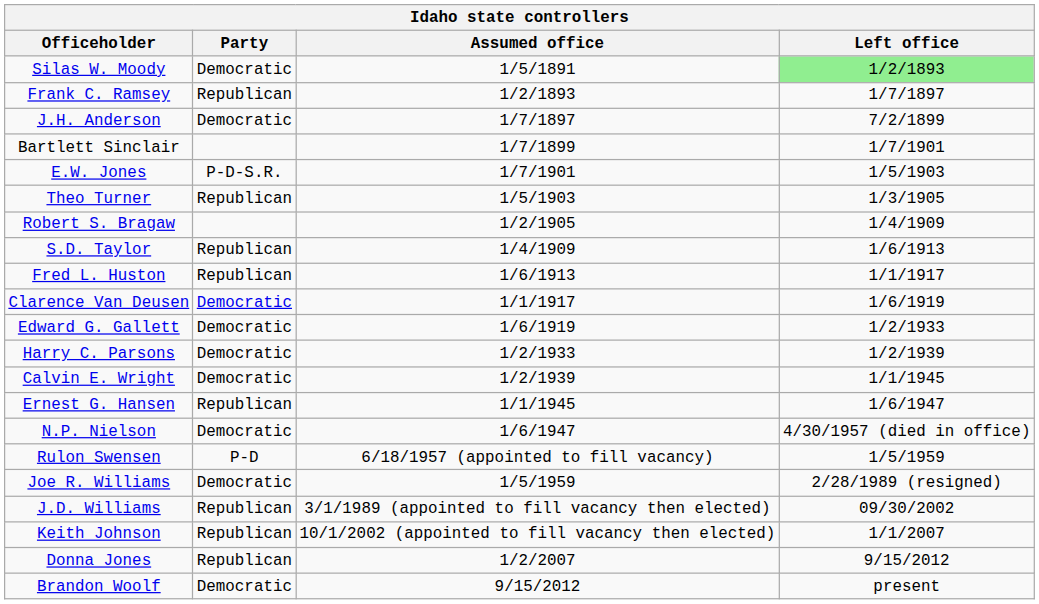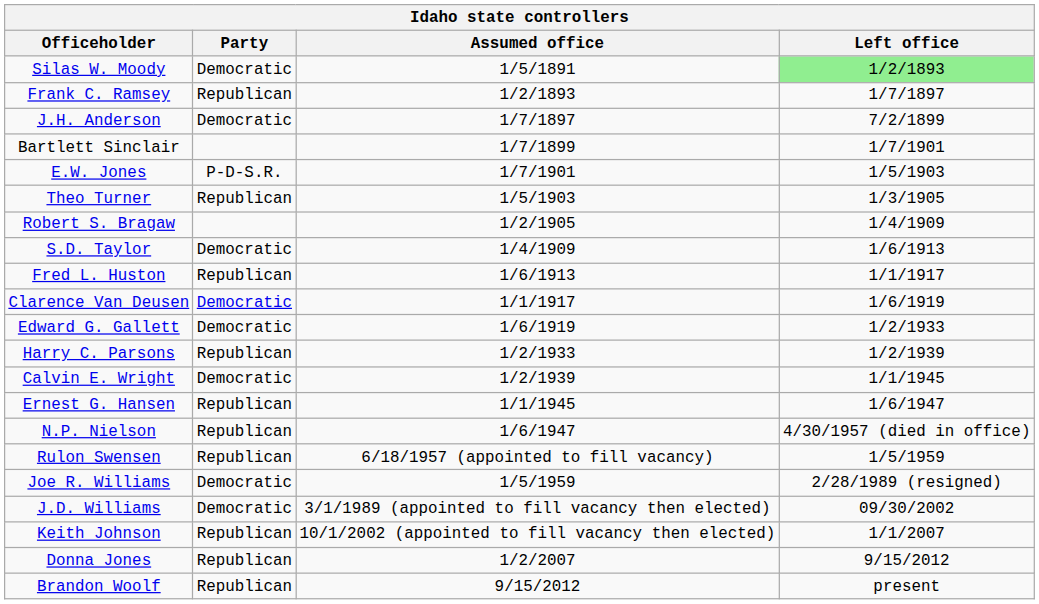(244, 250) Republican -> (244, 250) Democratic
(244, 354) Democratic -> (244, 354) Republican
(244, 431) Democratic -> (244, 431) Republican
(244, 457) P-D -> (244, 457) Republican
(244, 509) Republican -> (244, 509) Democratic
(244, 586) Democratic -> (244, 586) Republican
